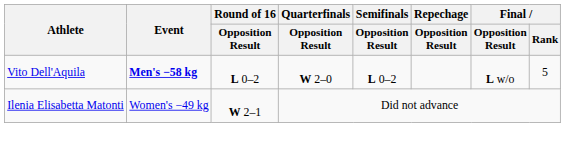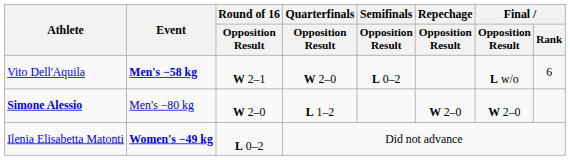(245, 79) L 0–2 -> (249, 79) W 2–1
(545, 72) 5 -> (549, 72) 6
+ row: (45, 106)
(169, 106) normal -> (171, 139) bold
(245, 113) W 2–1 -> (249, 146) L 0–2
